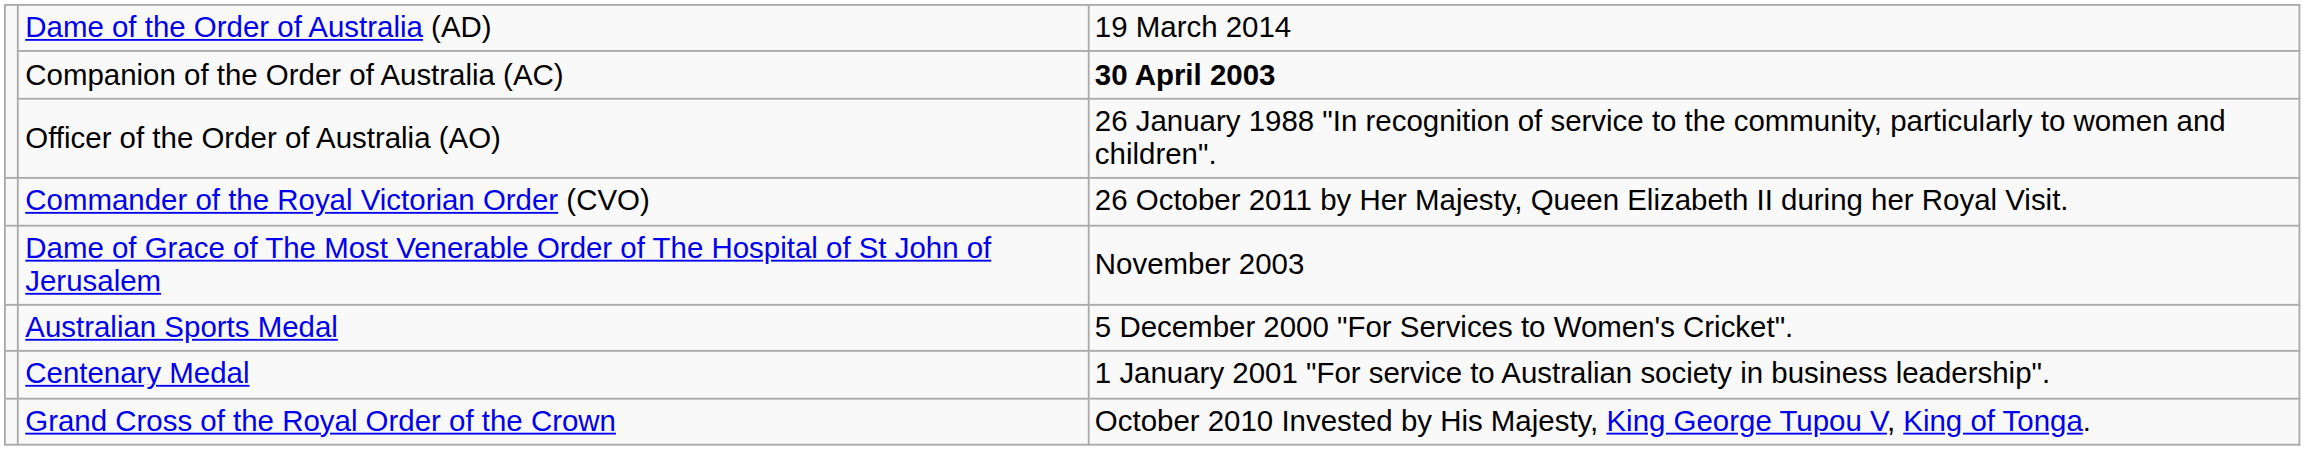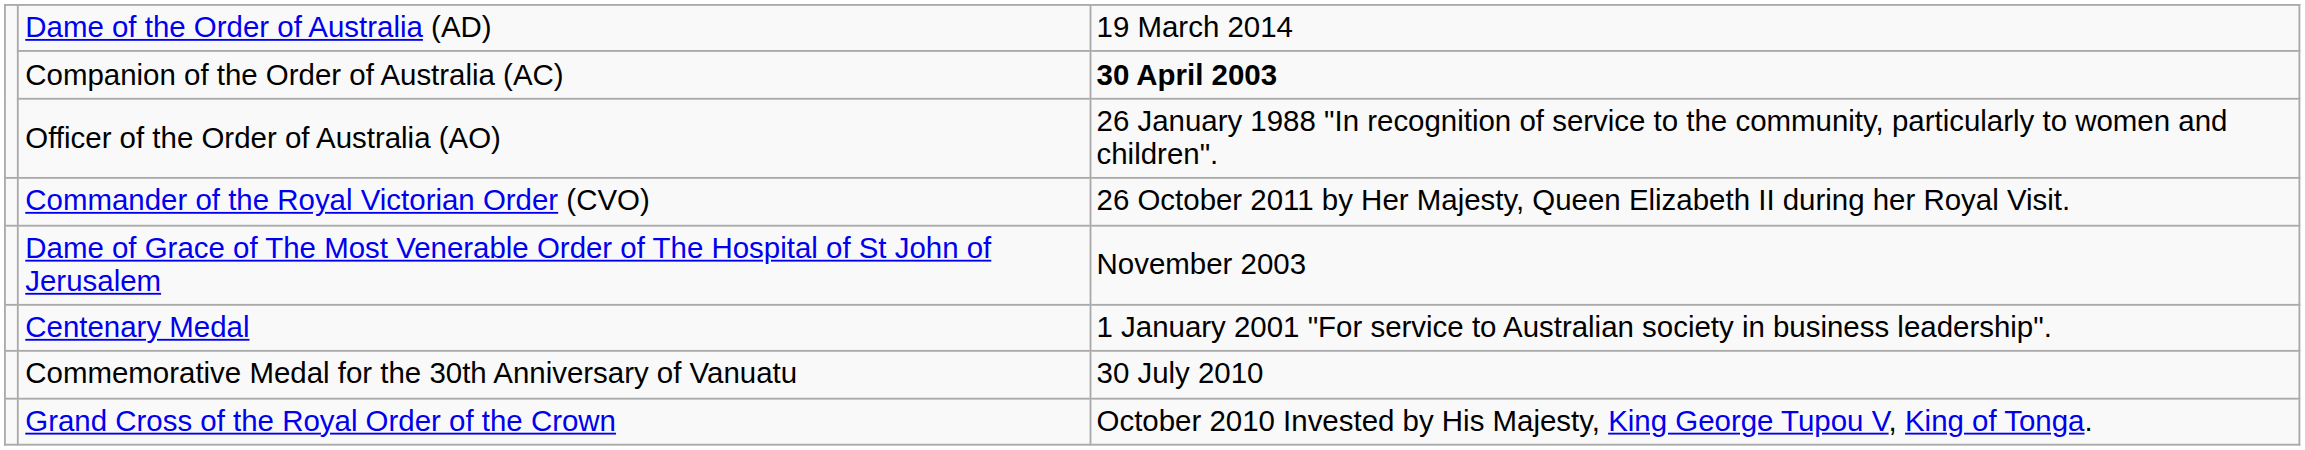- row: (182, 327)
+ row: (411, 374)
